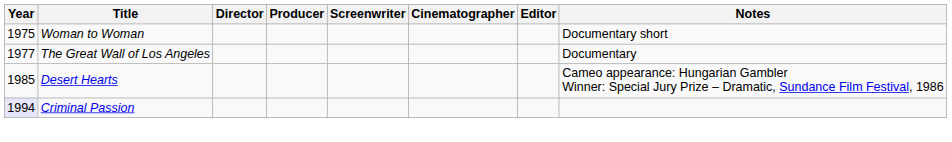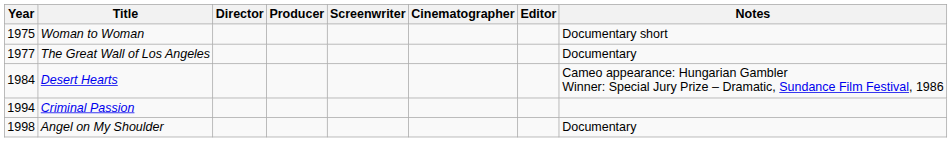(21, 80) 1985 -> (21, 80) 1984
(21, 107) lavender background -> (21, 107) no background
+ row: (102, 127)
